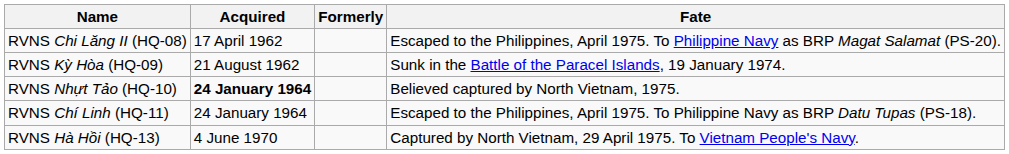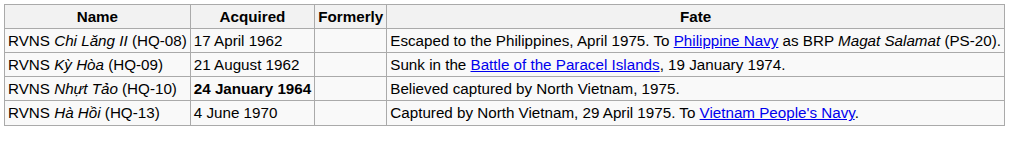- row: (88, 113)
